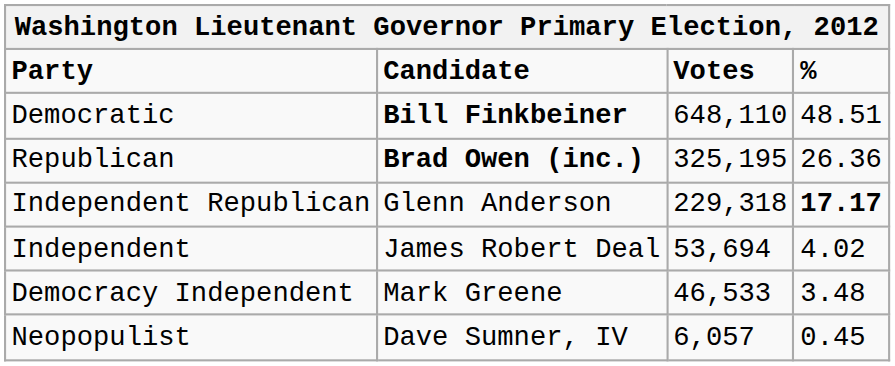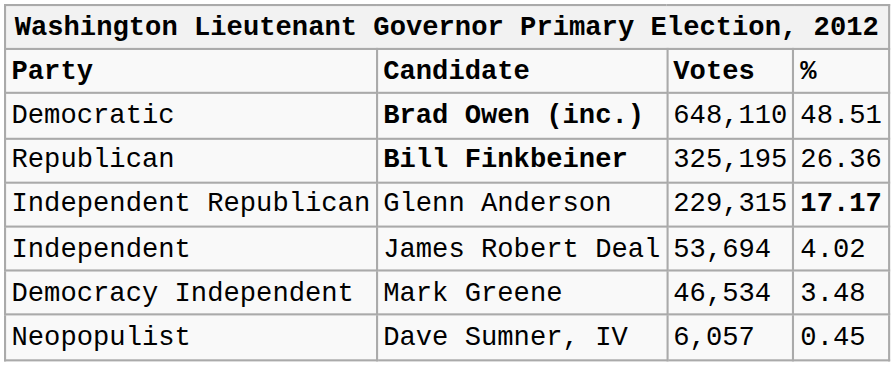(505, 116) Bill Finkbeiner -> (514, 116) Brad Owen (inc.)
(514, 160) Brad Owen (inc.) -> (505, 160) Bill Finkbeiner
(730, 204) 229,318 -> (730, 204) 229,315
(722, 293) 46,533 -> (722, 293) 46,534
